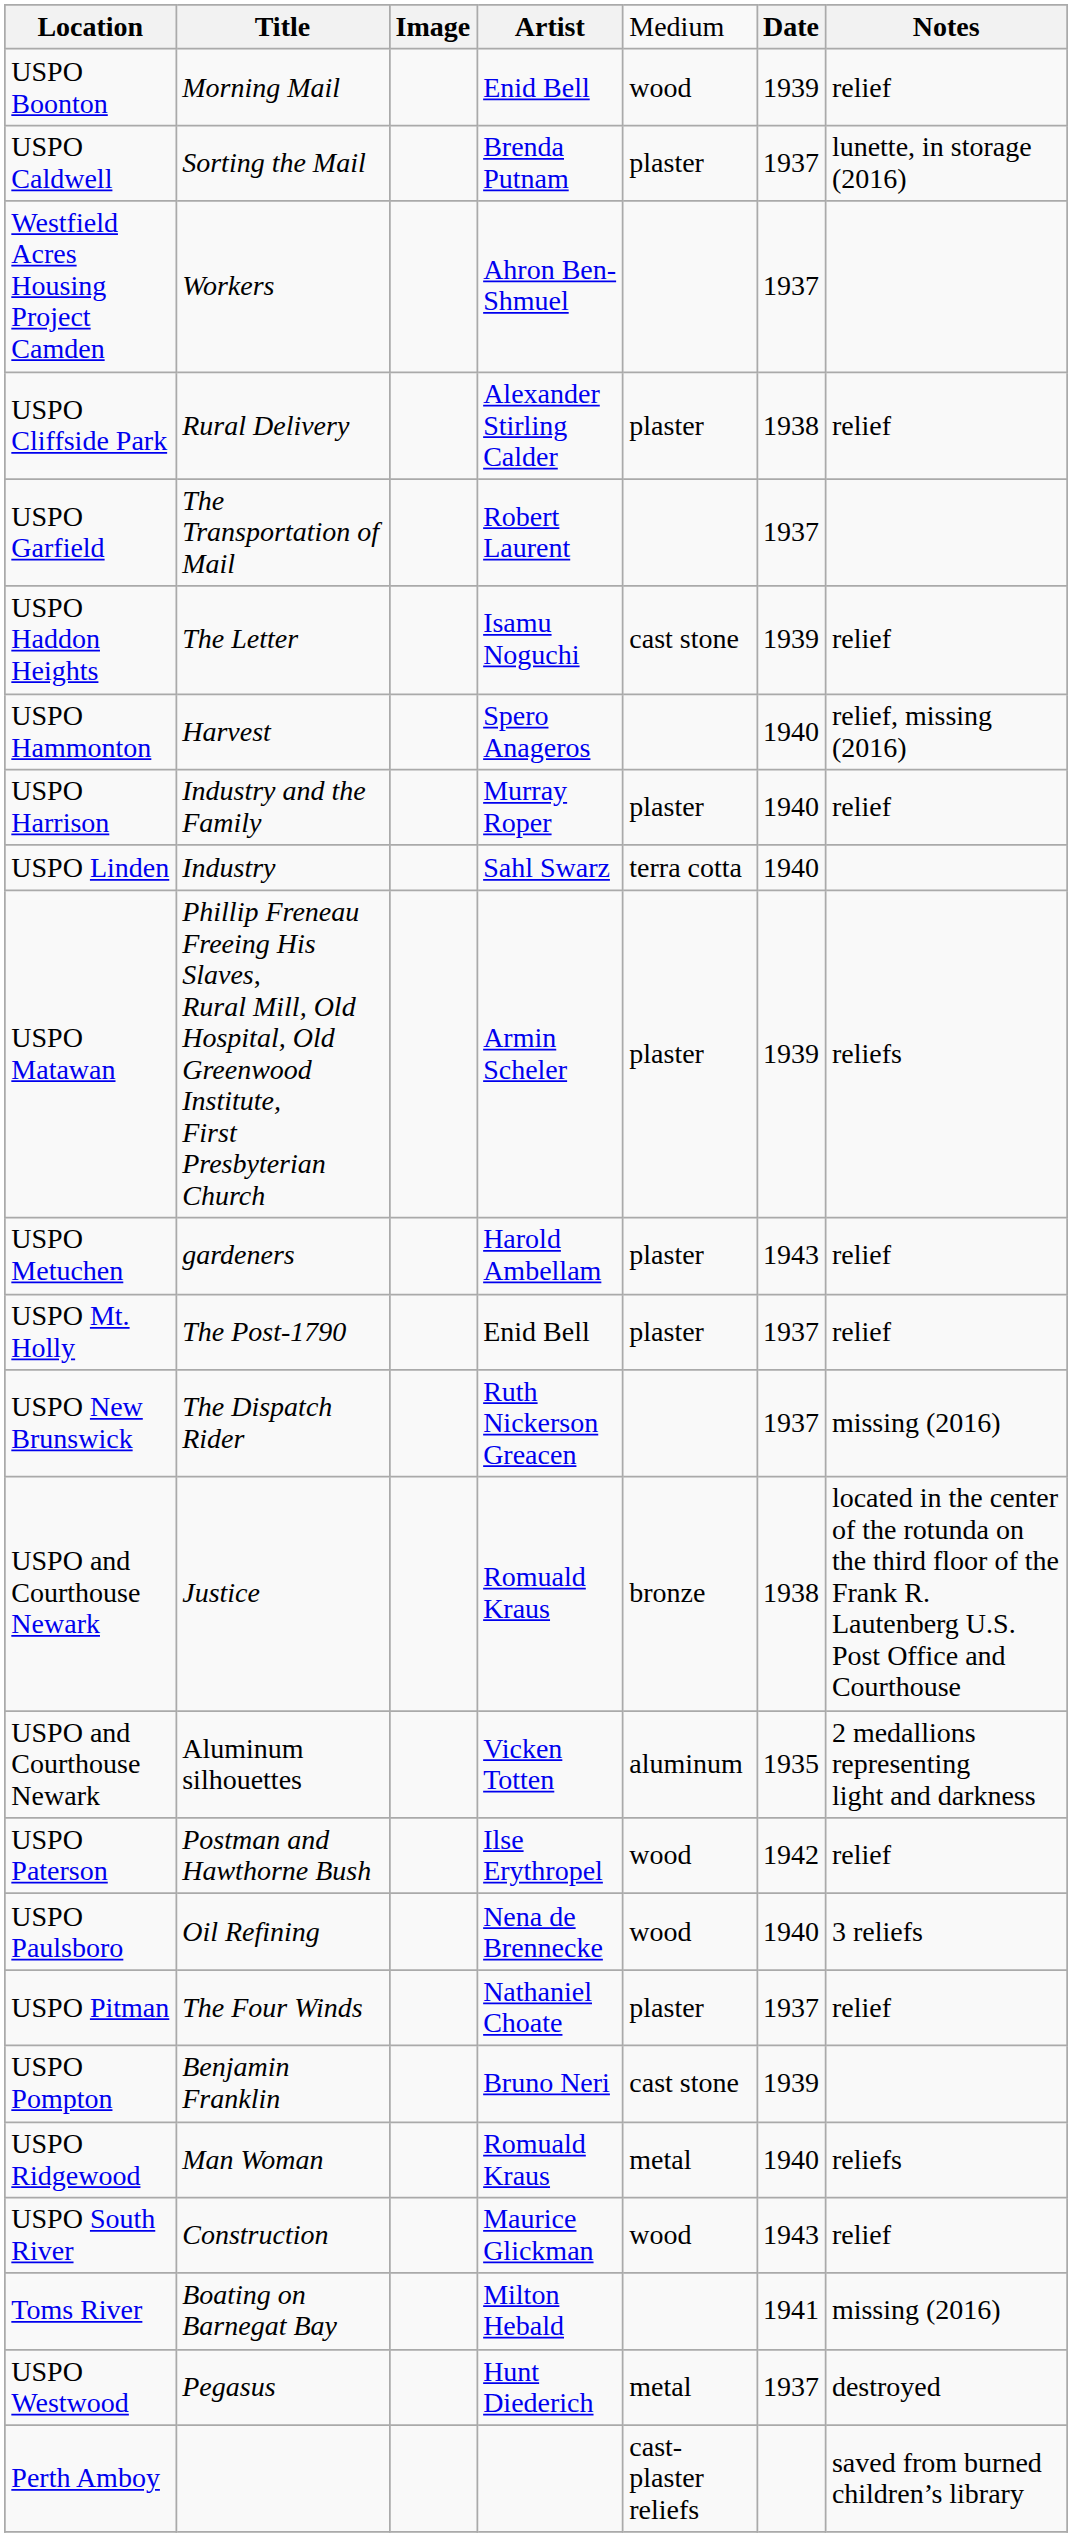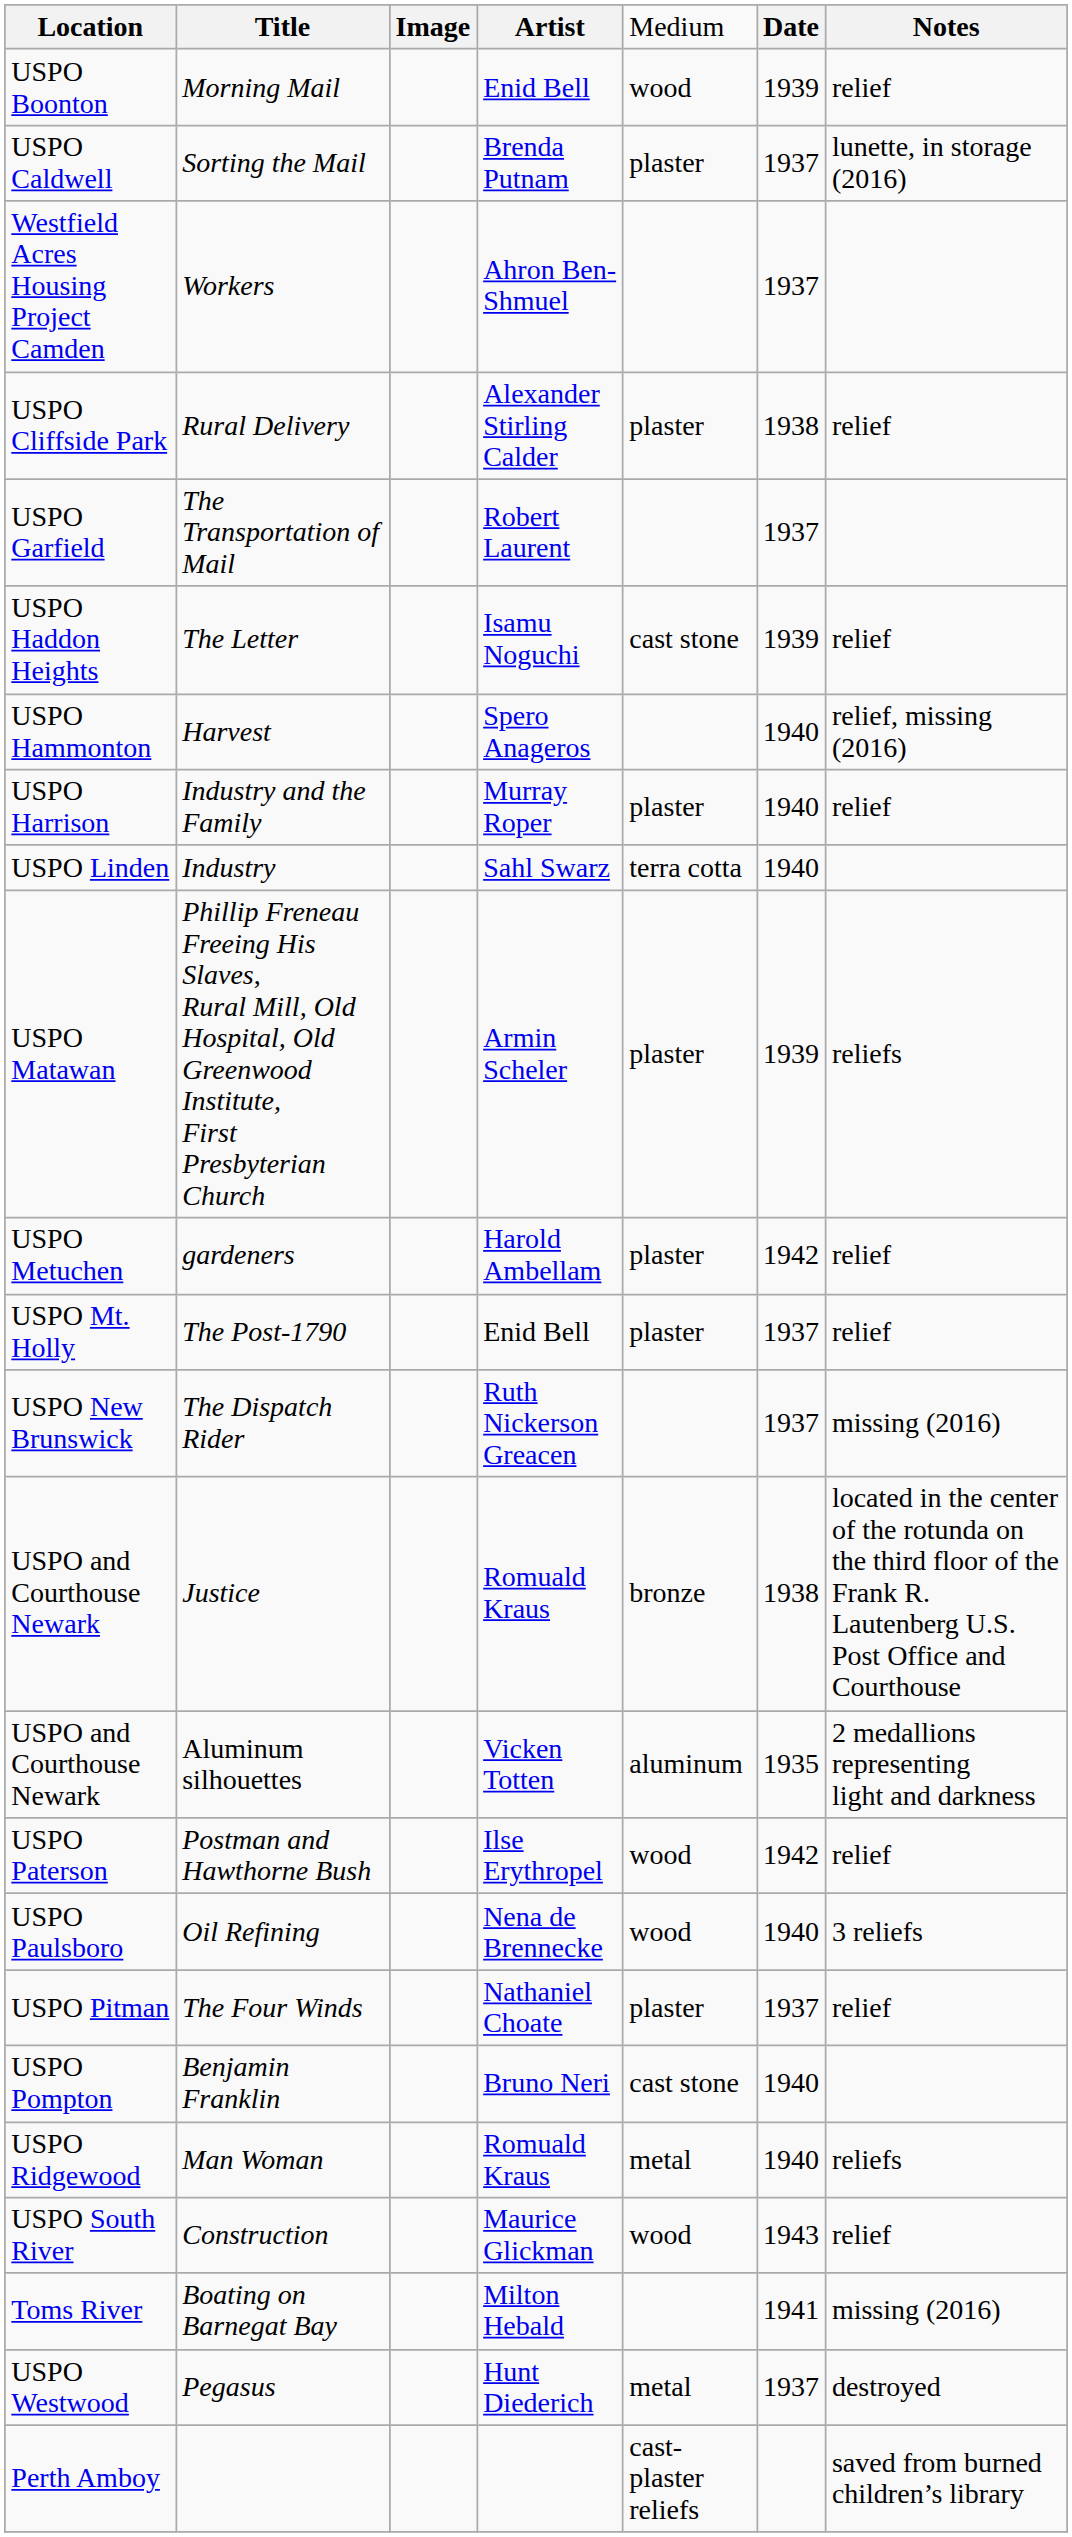(791, 1255) 1943 -> (791, 1255) 1942
(791, 2083) 1939 -> (791, 2083) 1940
